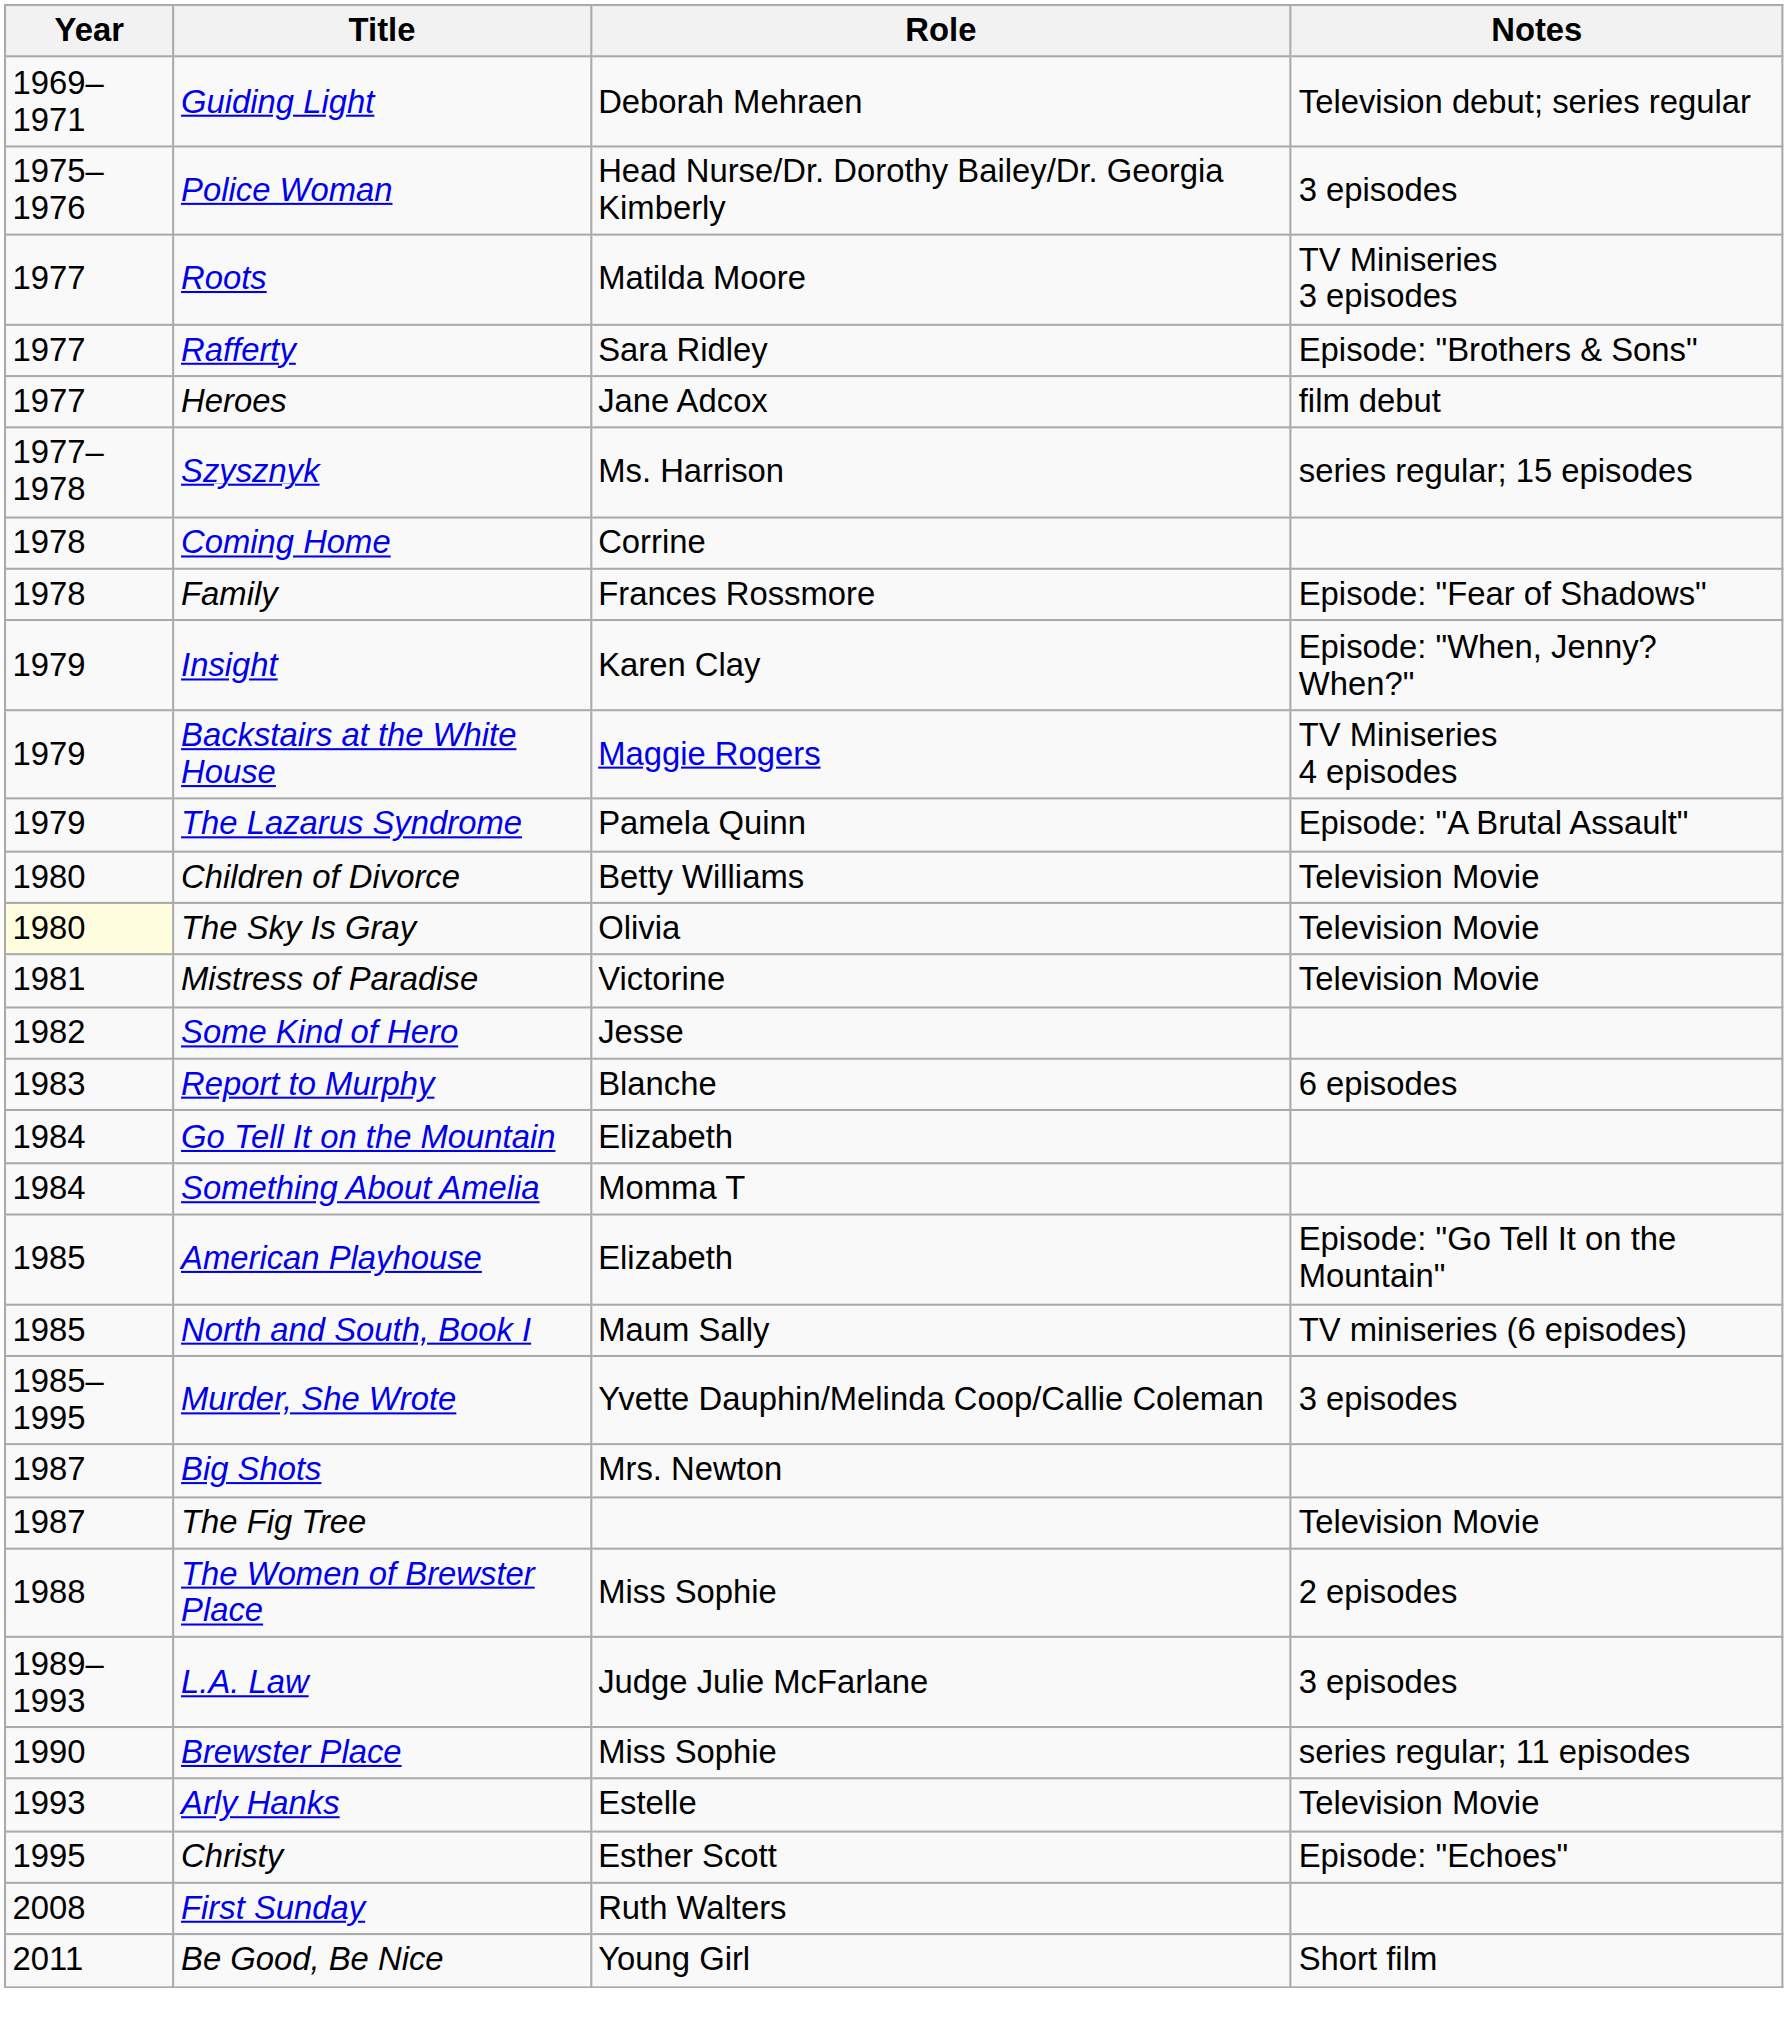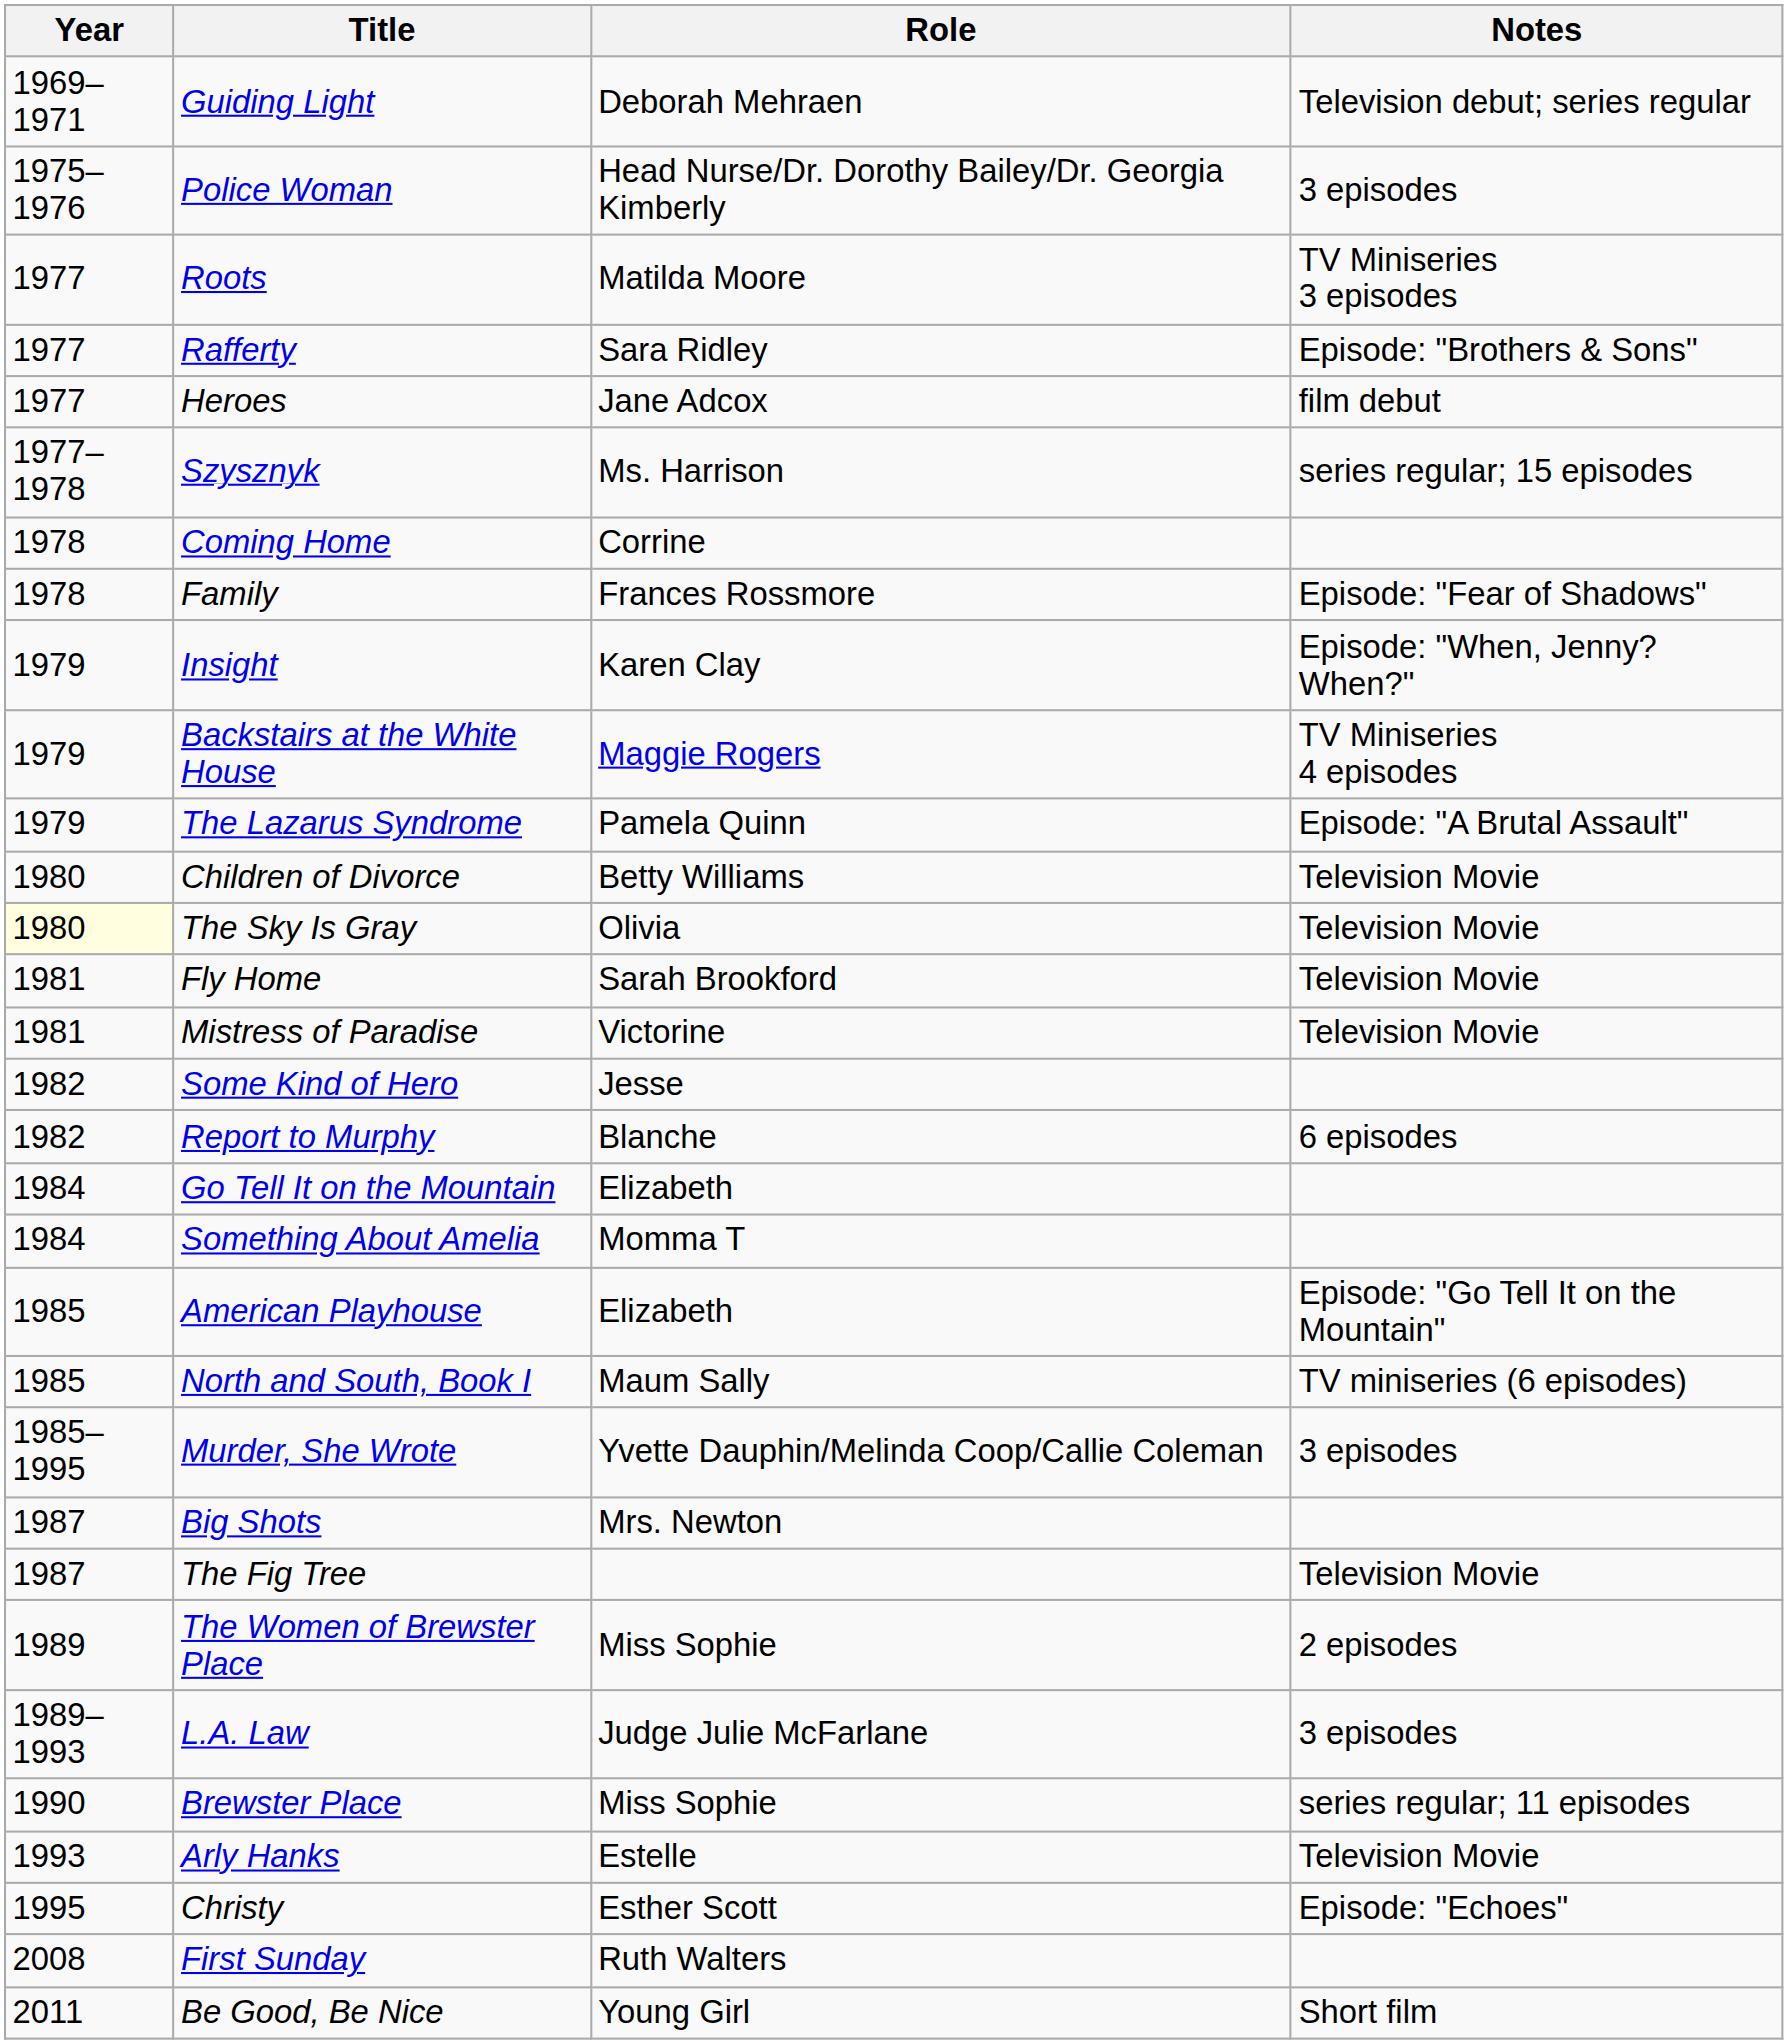+ row: (251, 980)
(49, 1084) 1983 -> (49, 1136) 1982
(49, 1592) 1988 -> (49, 1644) 1989
